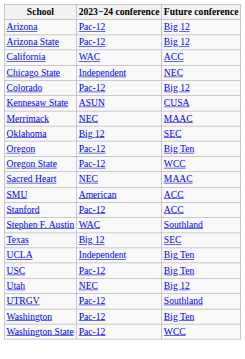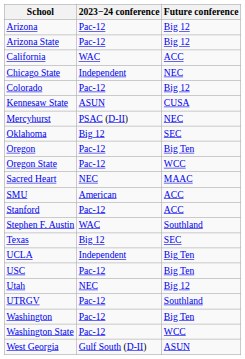+ row: (29, 118)
- row: (28, 118)
+ row: (33, 347)
